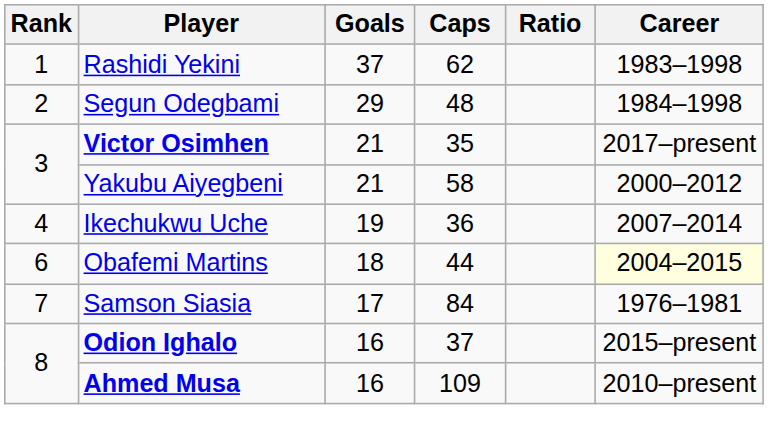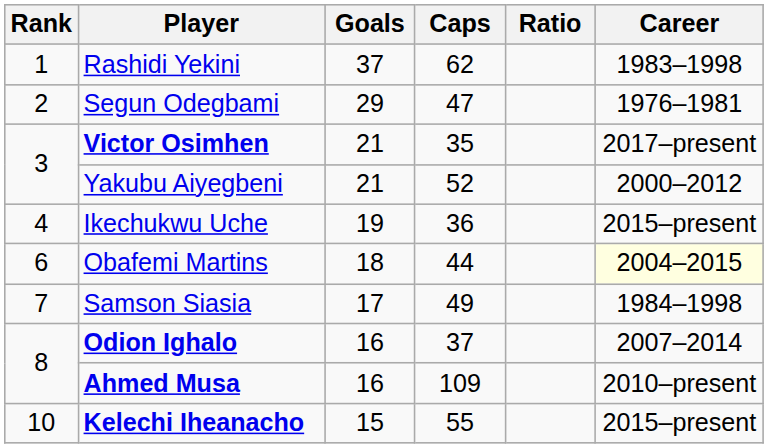(460, 104) 48 -> (460, 104) 47
(679, 104) 1984–1998 -> (679, 104) 1976–1981
(460, 183) 58 -> (460, 183) 52
(679, 223) 2007–2014 -> (679, 223) 2015–present
(460, 303) 84 -> (460, 303) 49
(679, 303) 1976–1981 -> (679, 303) 1984–1998
(679, 343) 2015–present -> (679, 343) 2007–2014
+ row: (194, 422)
